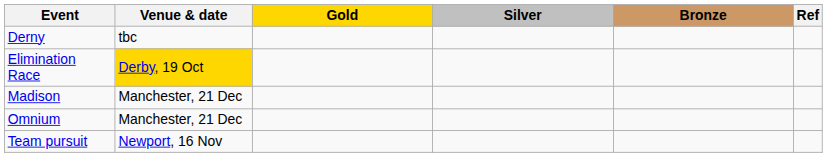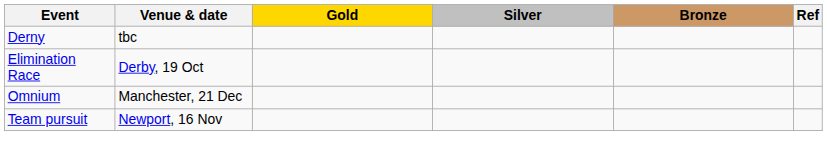(161, 67) gold background -> (161, 67) no background
- row: (34, 97)
